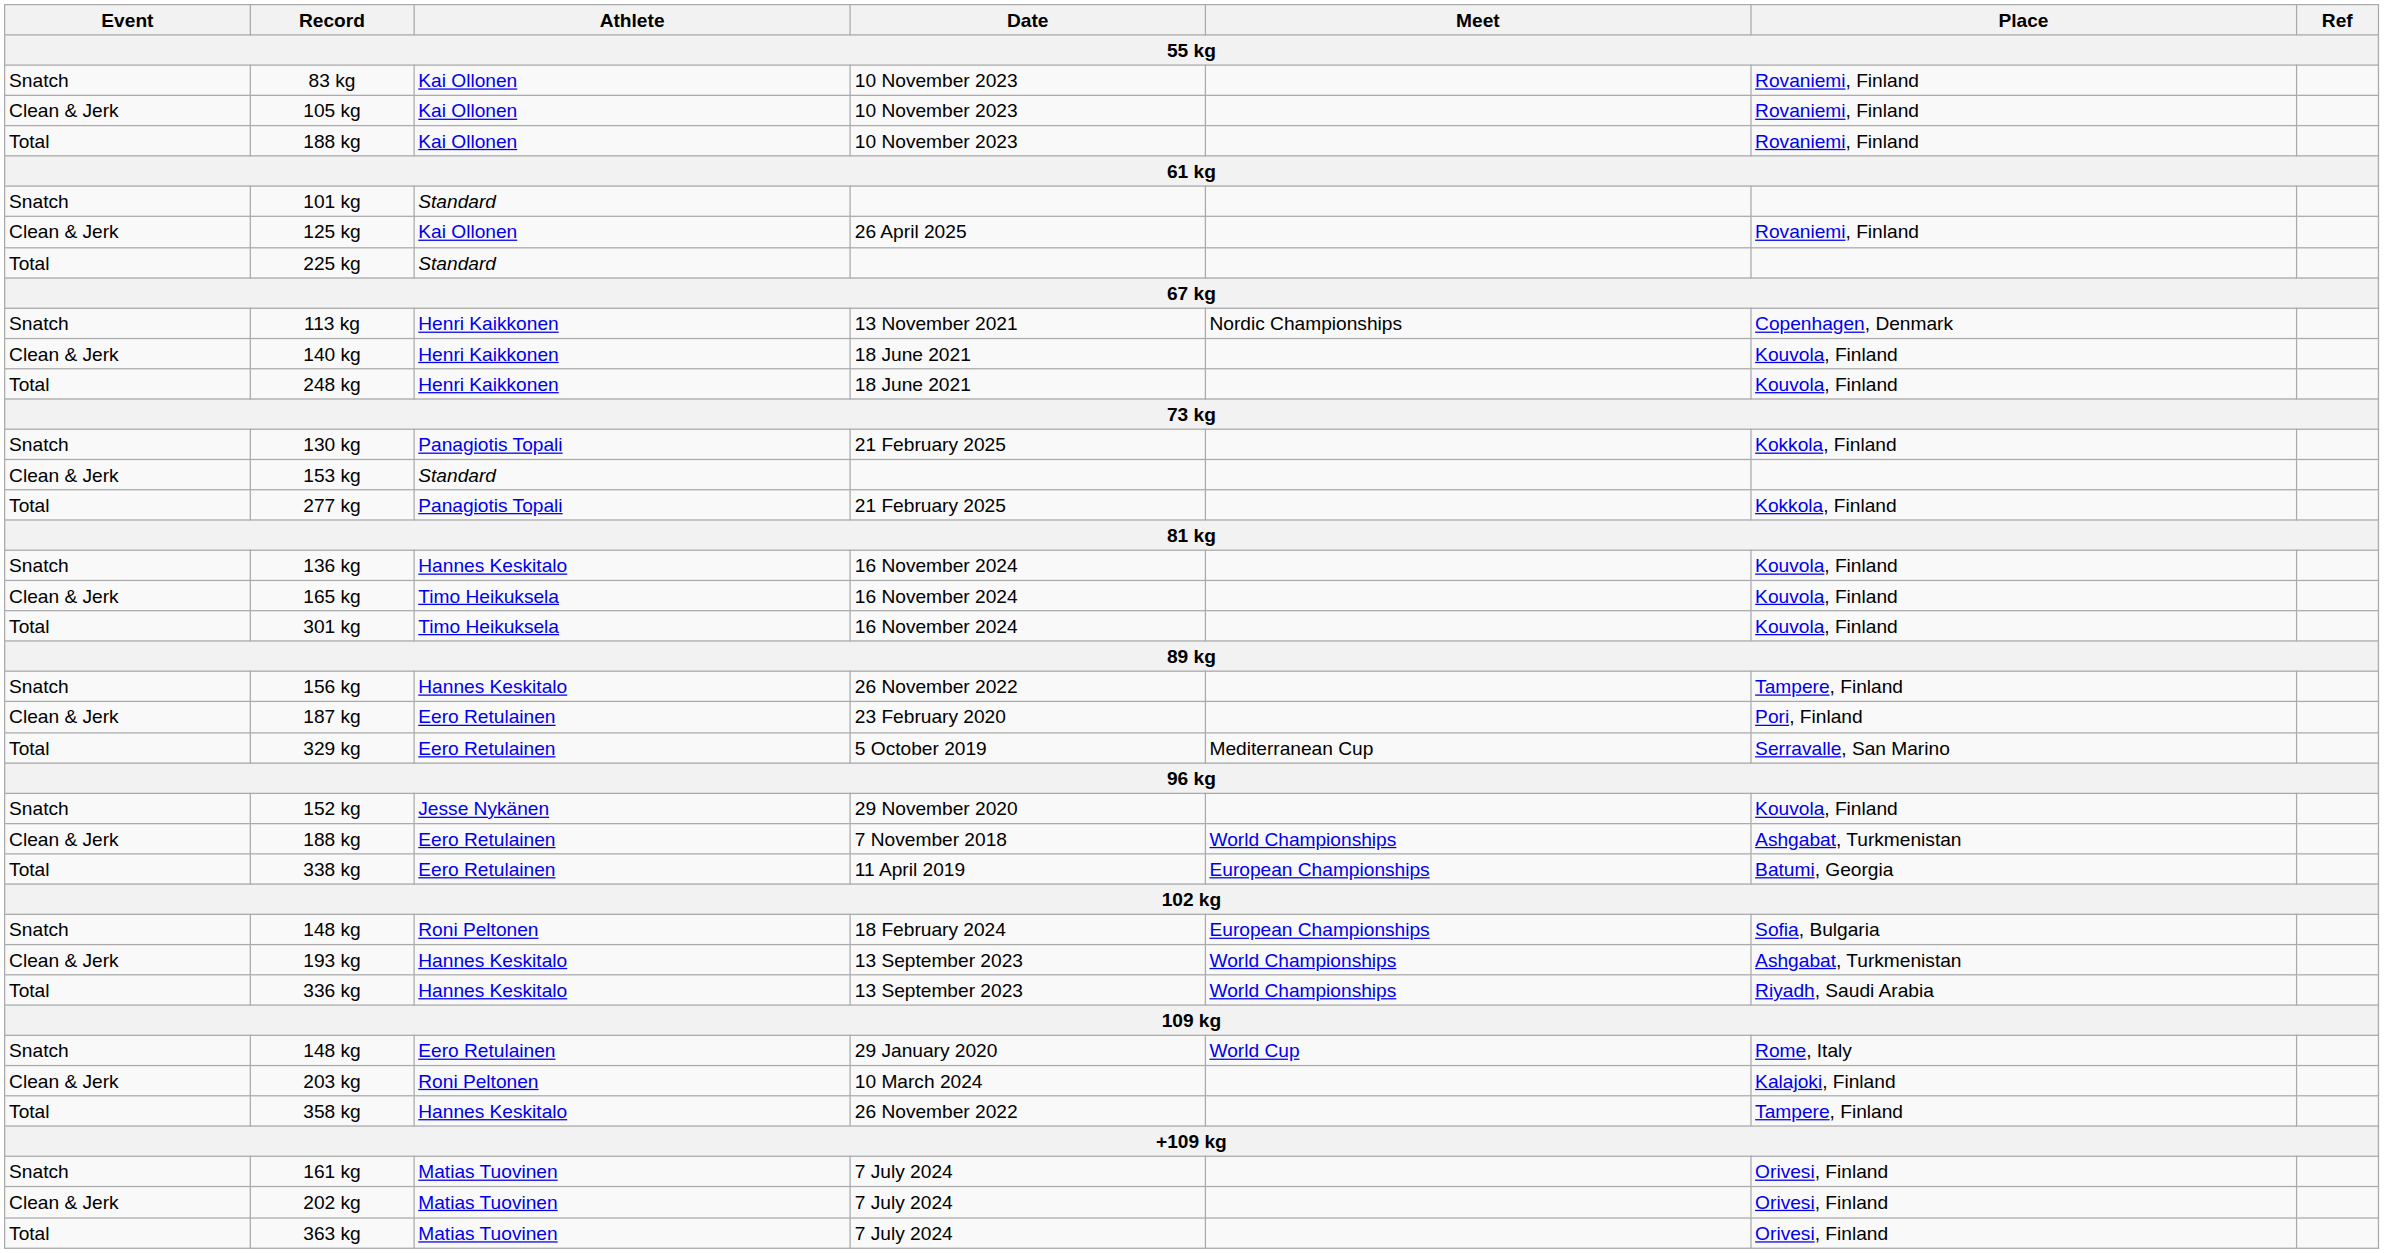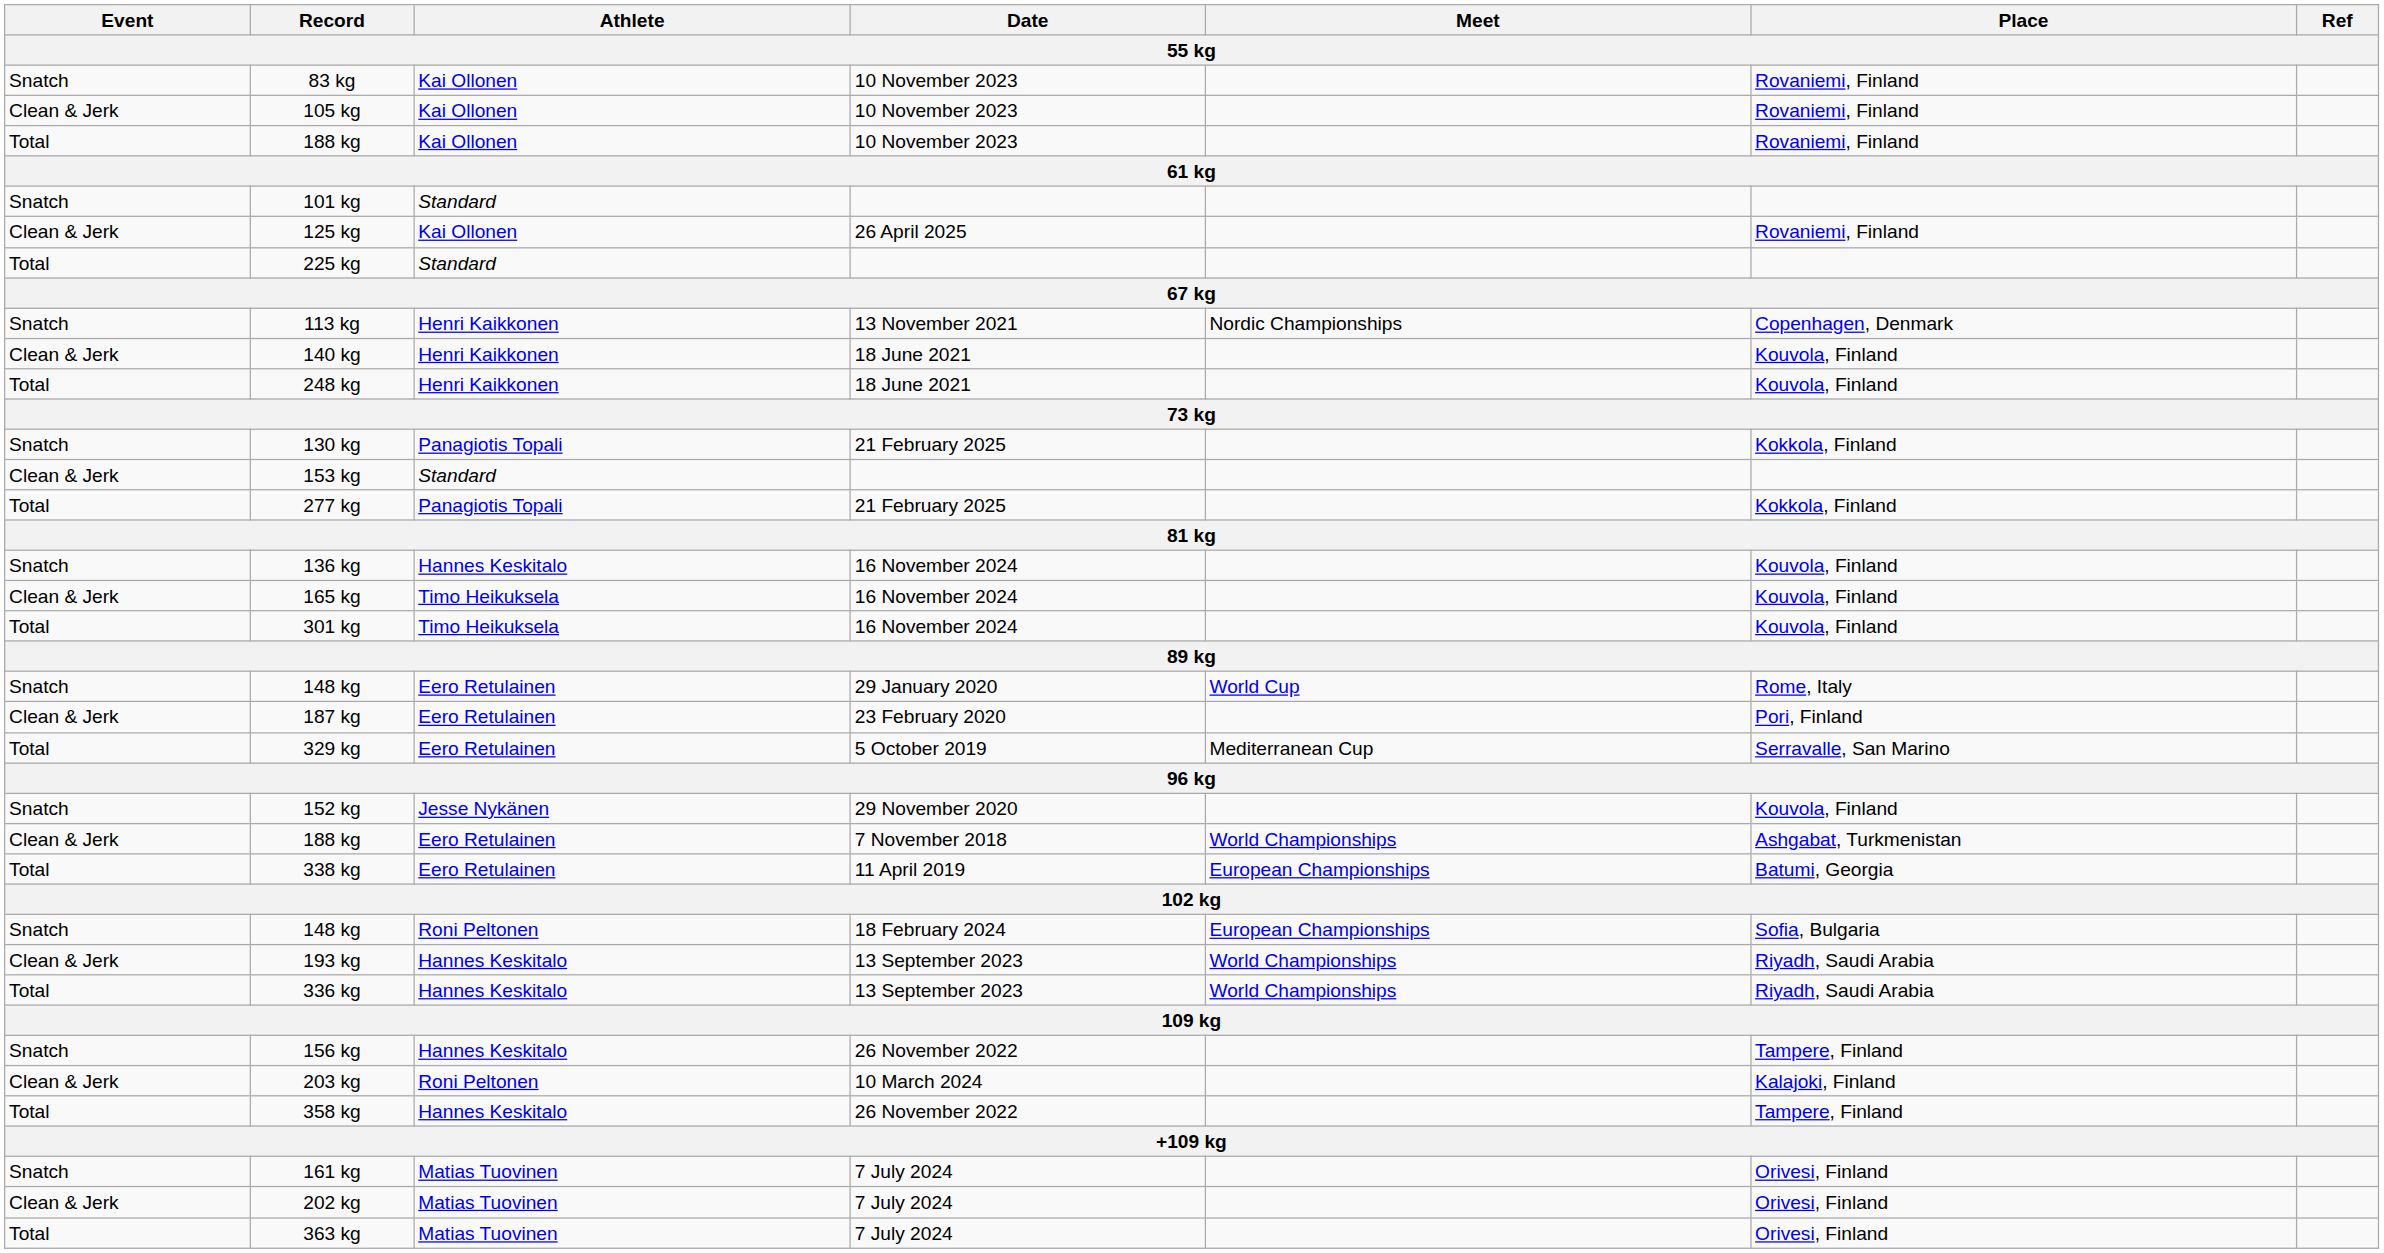rows swapped: (332, 1051) <-> (332, 687)
(1858, 960) Ashgabat, Turkmenistan -> (1844, 960) Riyadh, Saudi Arabia
